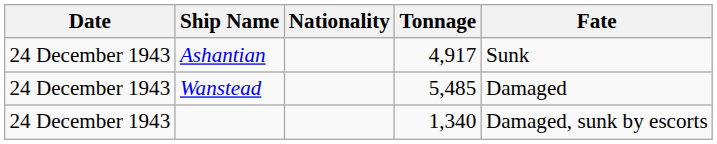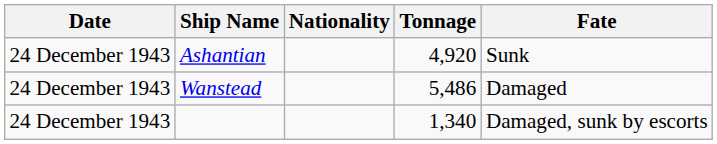(452, 54) 4,917 -> (452, 54) 4,920
(452, 88) 5,485 -> (452, 88) 5,486
